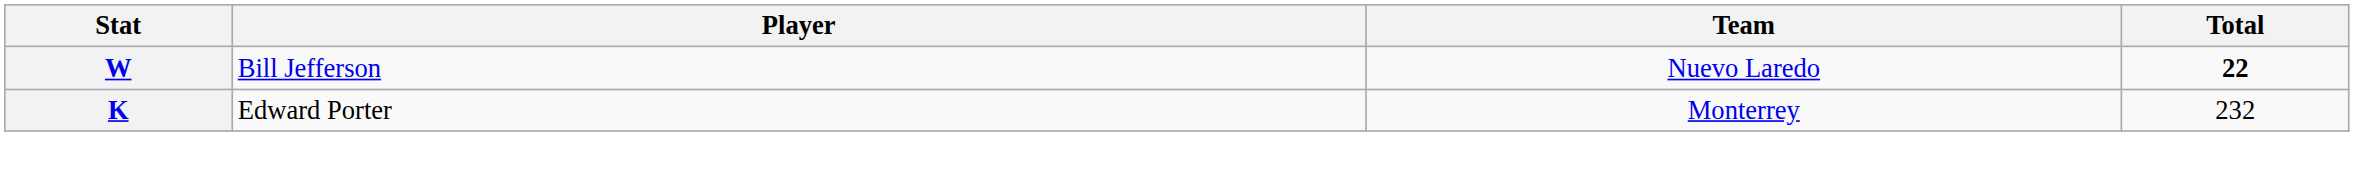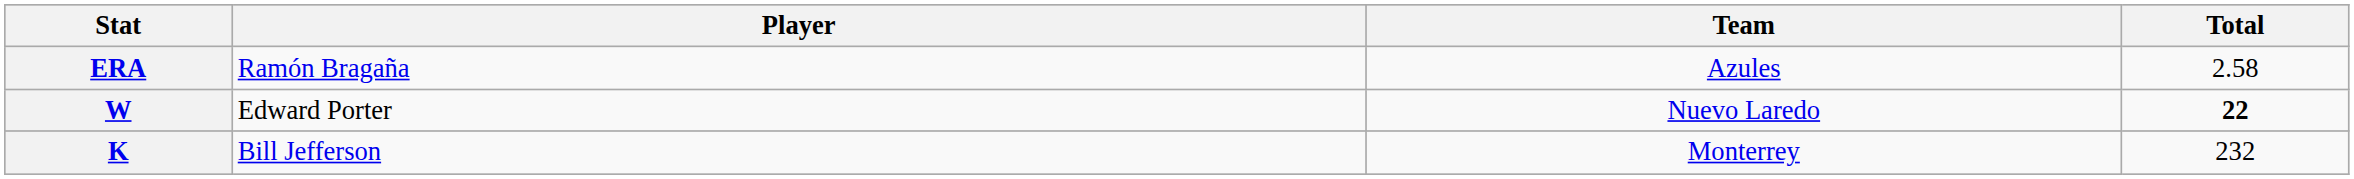+ row: (118, 67)
(309, 67) Bill Jefferson -> (315, 109) Edward Porter
(315, 109) Edward Porter -> (309, 151) Bill Jefferson
